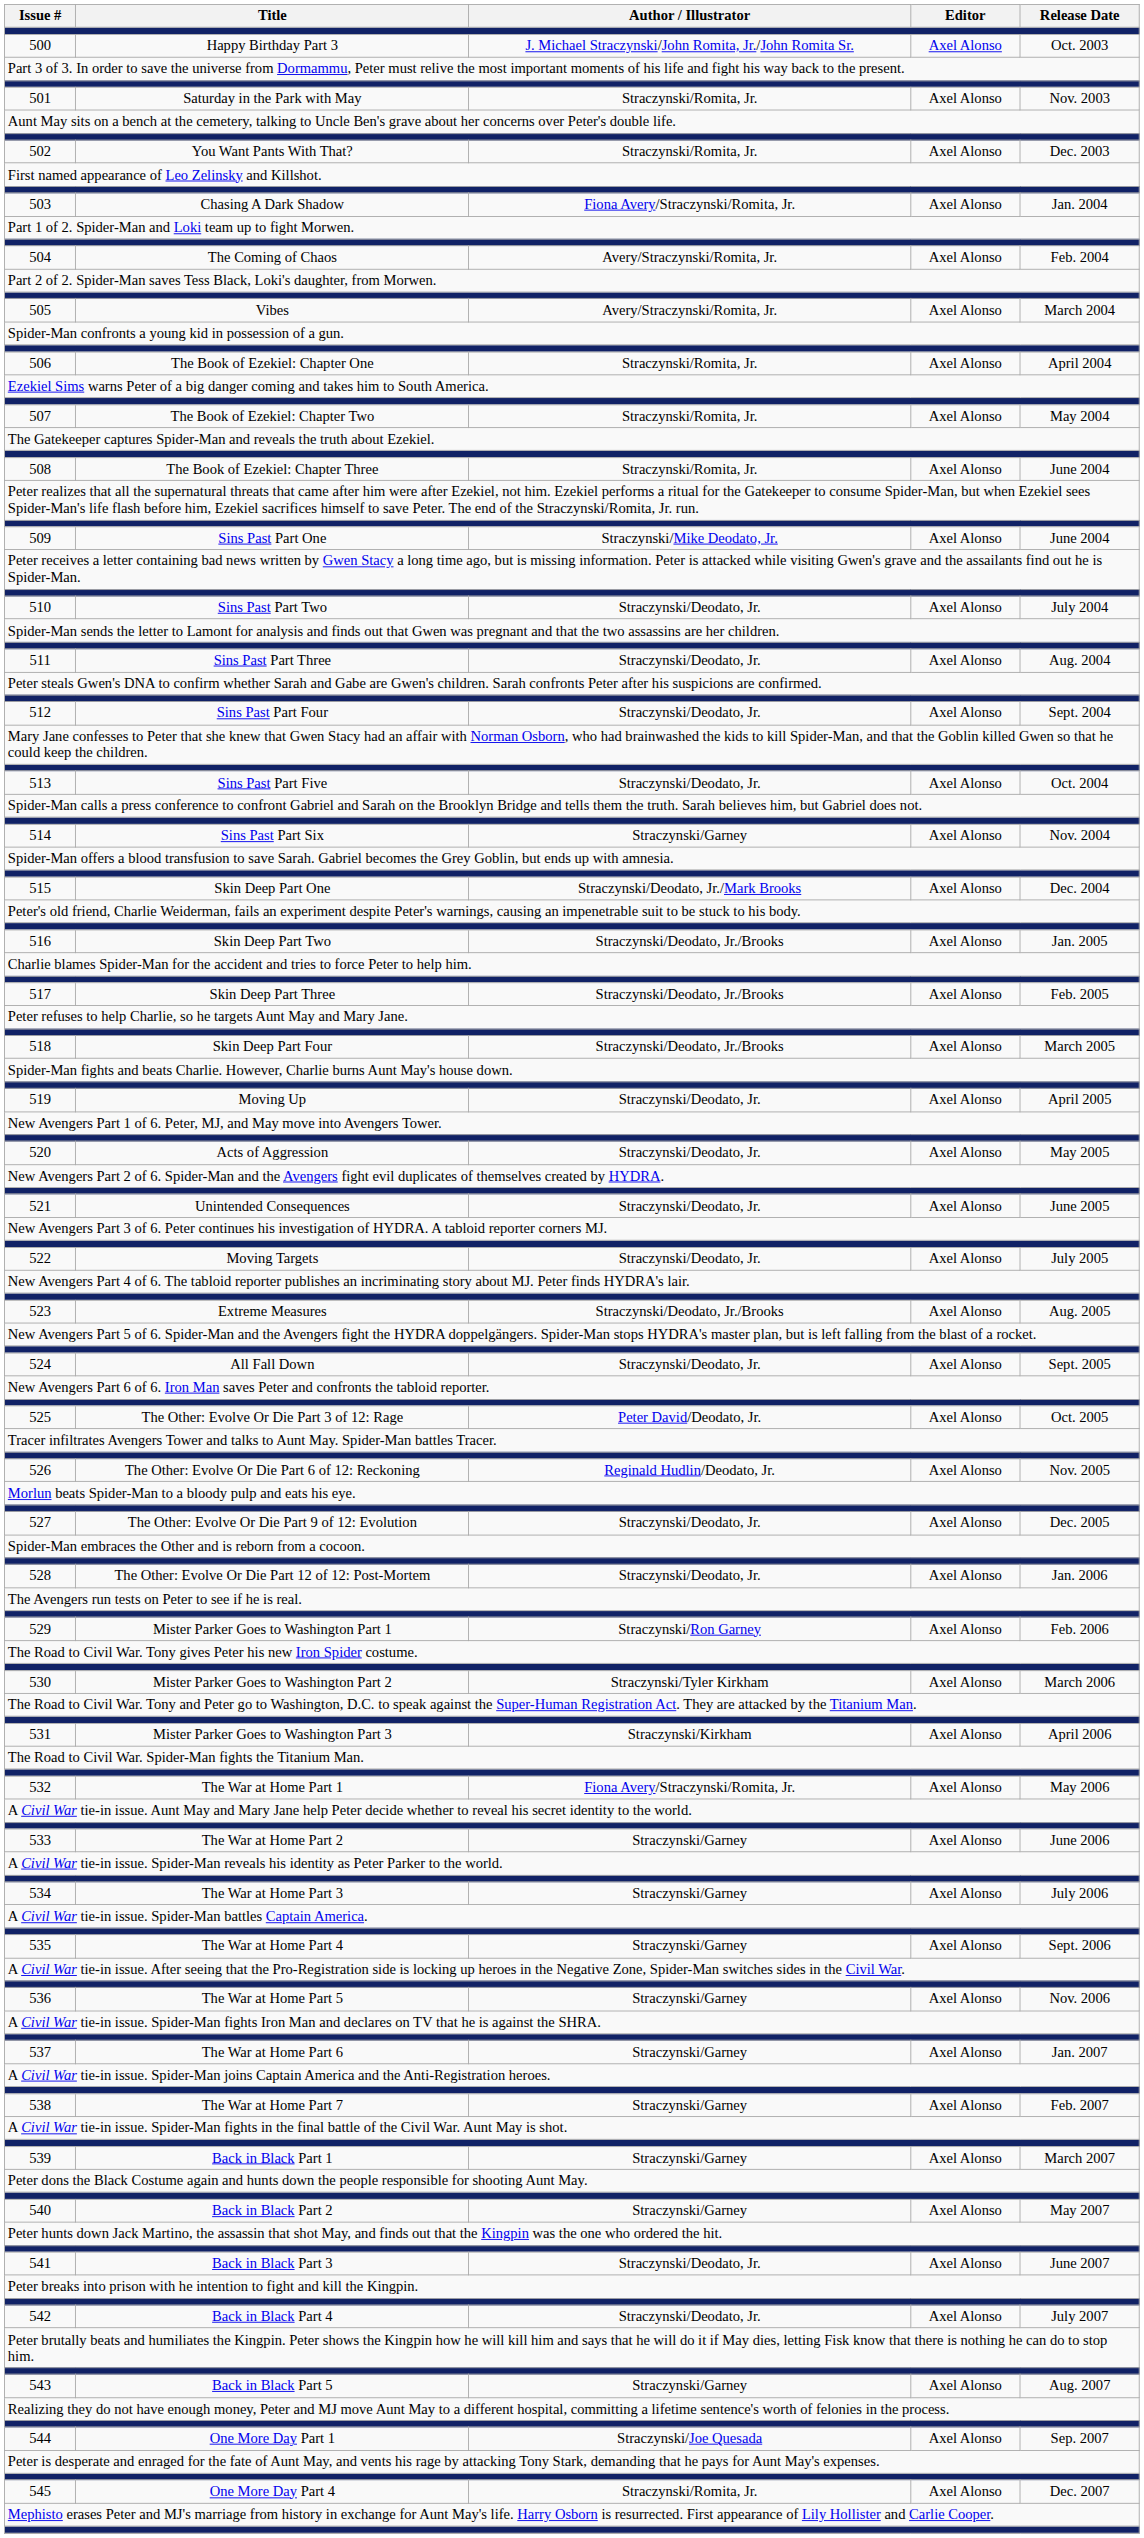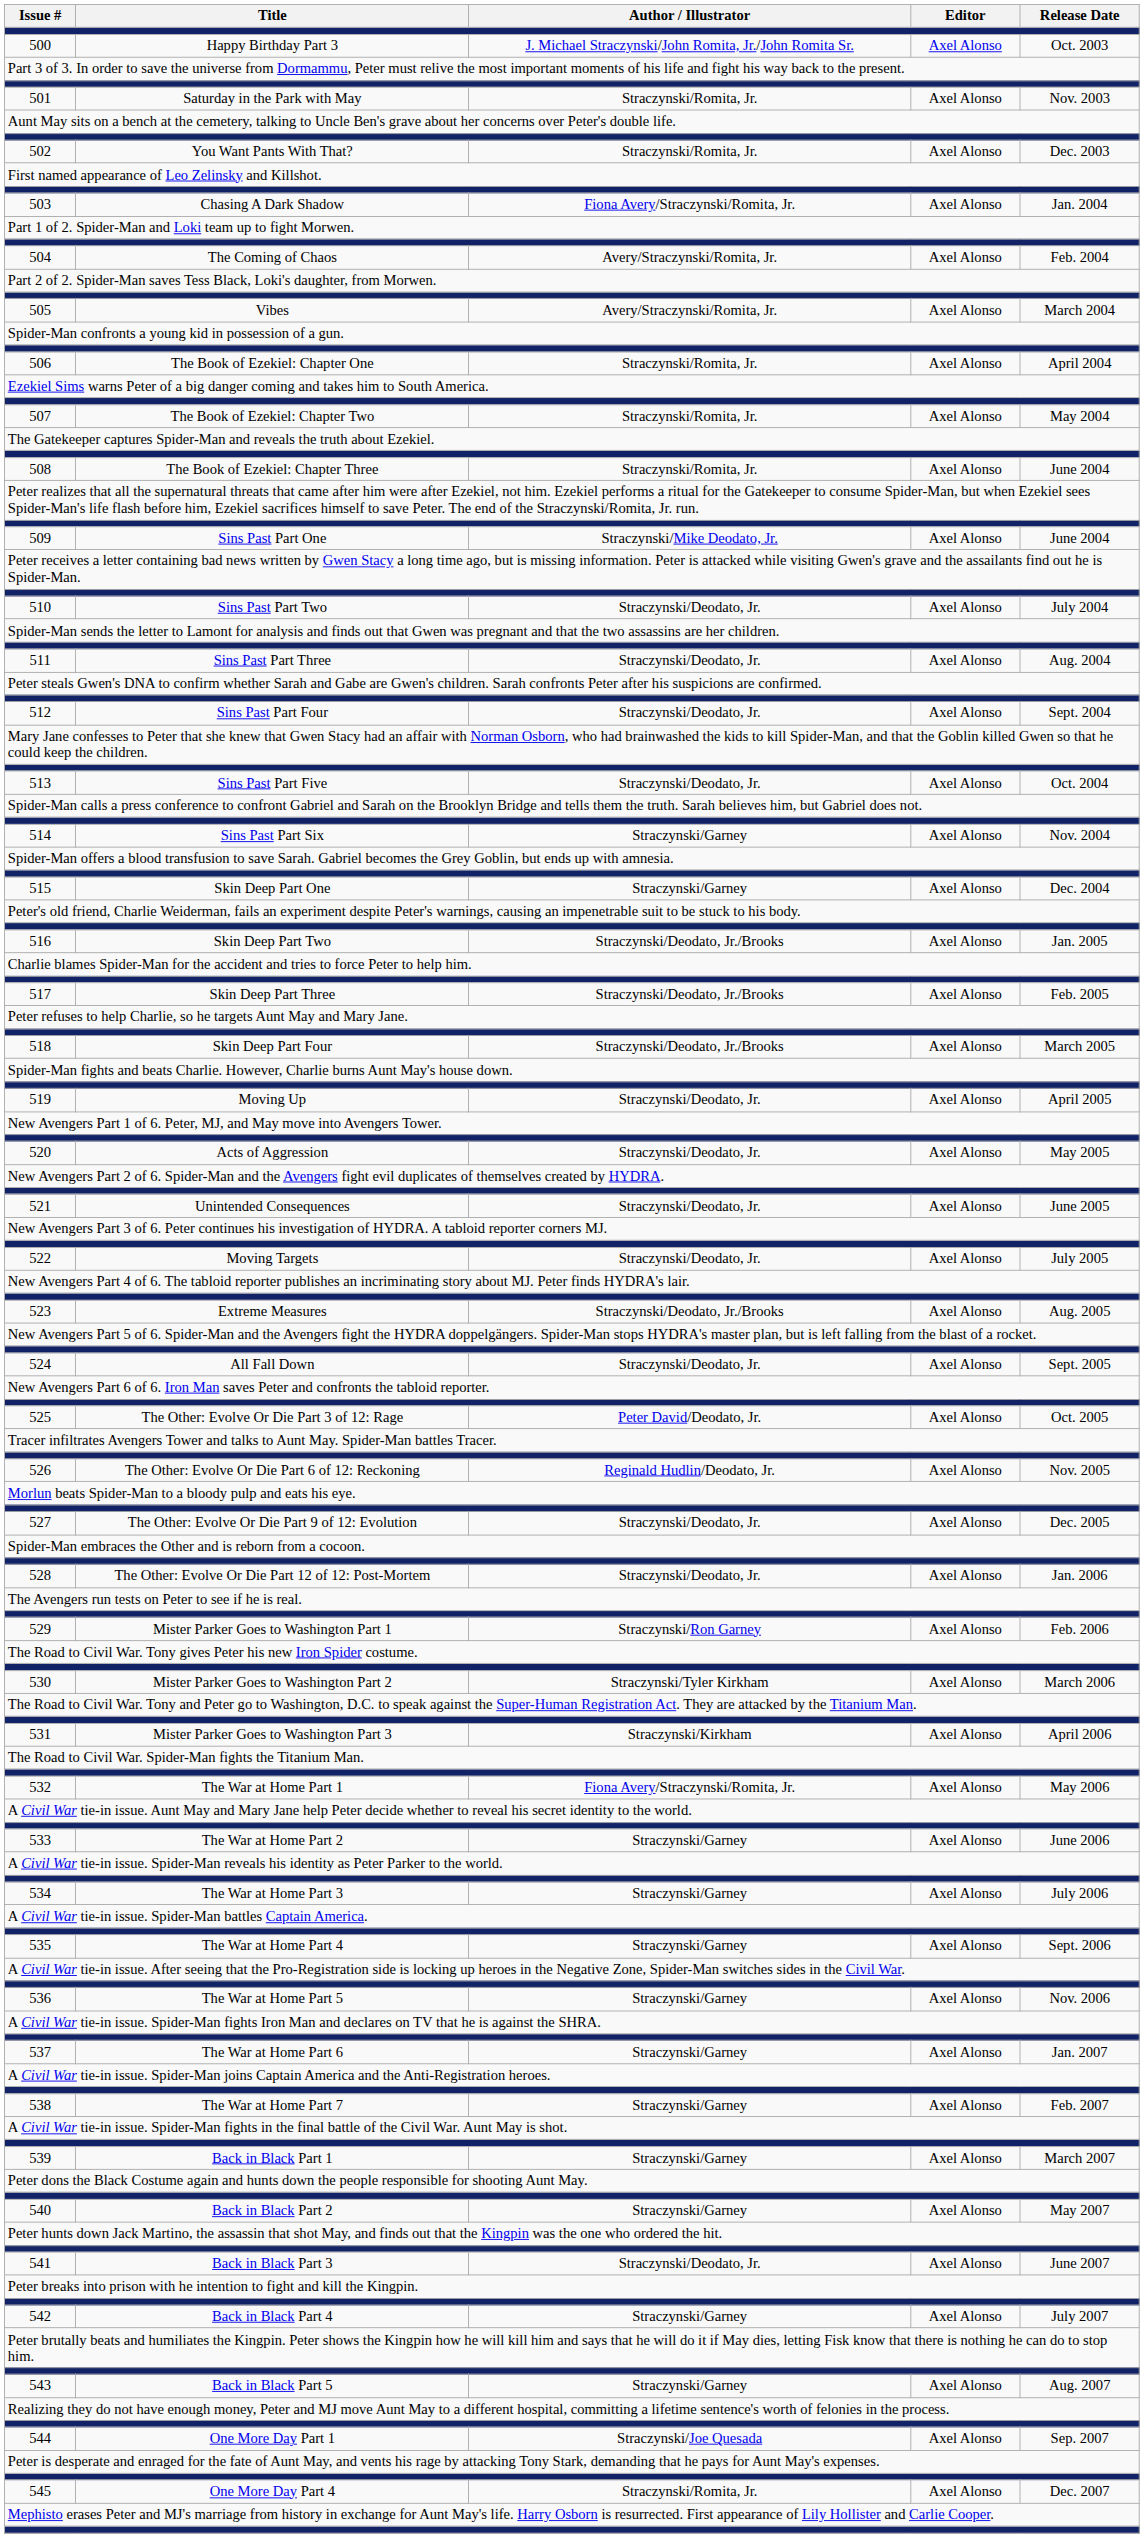(690, 888) Straczynski/Deodato, Jr./Mark Brooks -> (690, 888) Straczynski/Garney
(690, 2316) Straczynski/Deodato, Jr. -> (690, 2316) Straczynski/Garney
